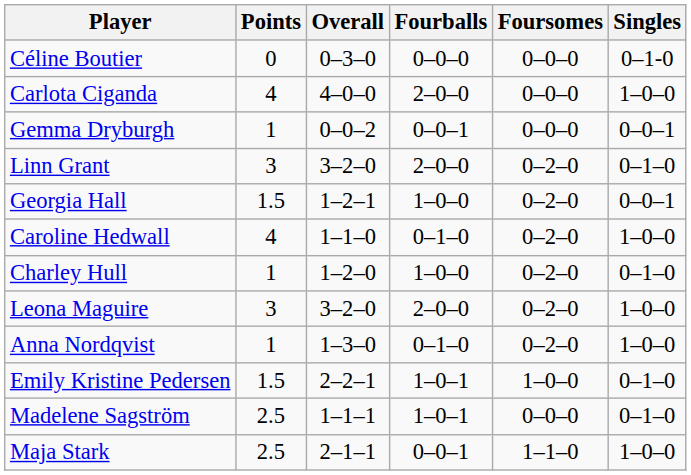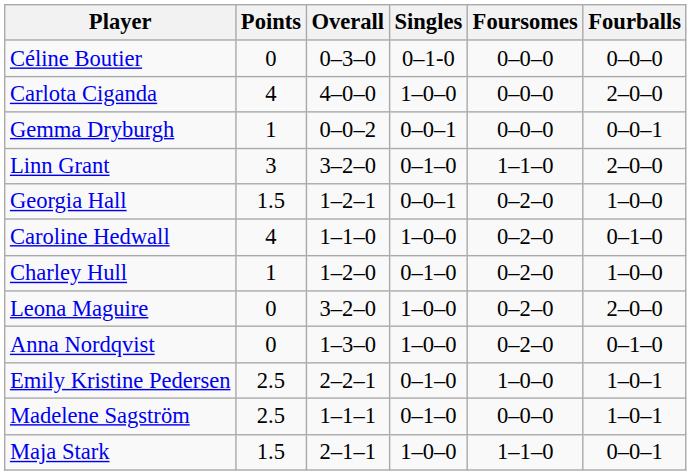columns swapped: (647, 22) <-> (441, 22)
(550, 165) 0–2–0 -> (525, 165) 1–1–0
(271, 308) 3 -> (271, 308) 0
(271, 344) 1 -> (271, 344) 0
(271, 380) 1.5 -> (271, 380) 2.5
(271, 451) 2.5 -> (271, 451) 1.5
